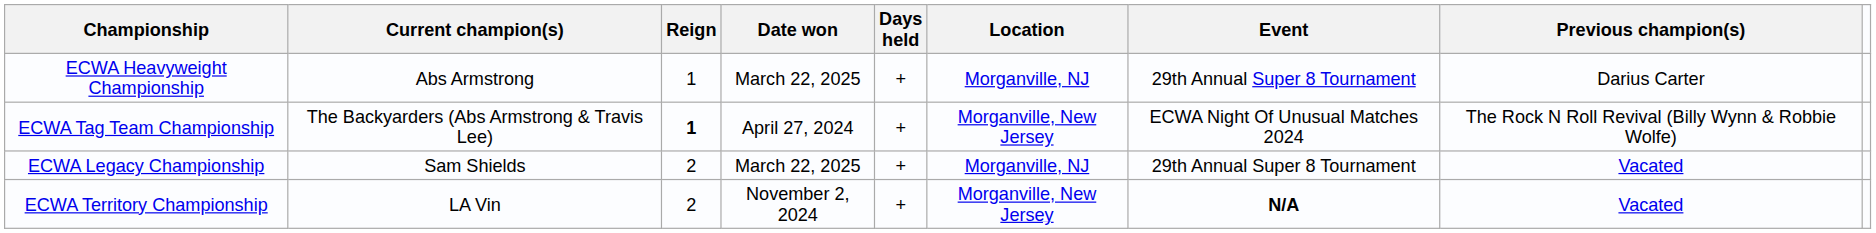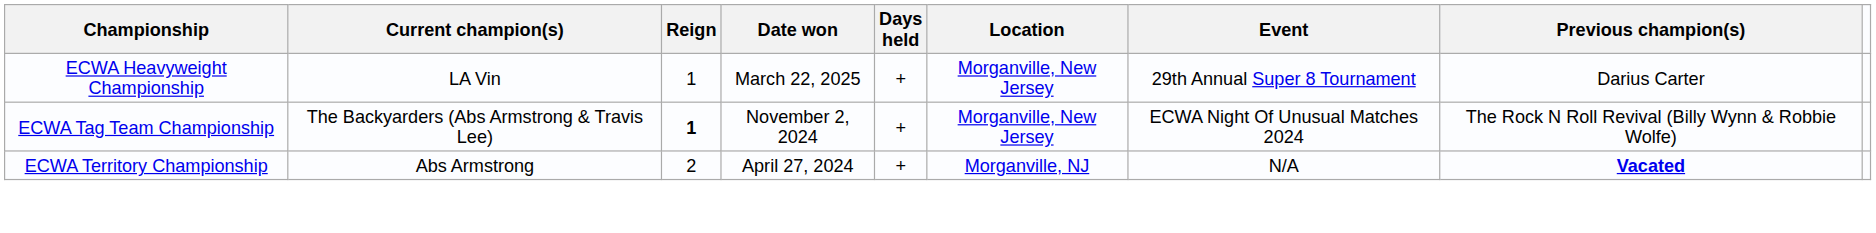(475, 78) Abs Armstrong -> (475, 78) LA Vin
(1027, 78) Morganville, NJ -> (1027, 78) Morganville, New Jersey
(798, 127) April 27, 2024 -> (798, 127) November 2, 2024
- row: (146, 166)
(475, 204) LA Vin -> (475, 166) Abs Armstrong
(798, 204) November 2, 2024 -> (798, 166) April 27, 2024
(1027, 204) Morganville, New Jersey -> (1027, 166) Morganville, NJ
(1284, 204) bold -> (1284, 166) normal
(1651, 204) normal -> (1651, 166) bold
